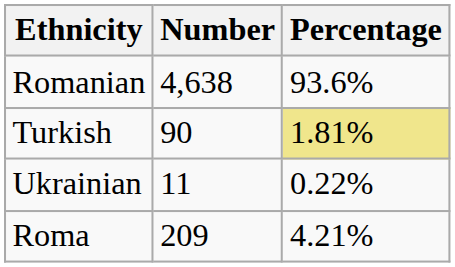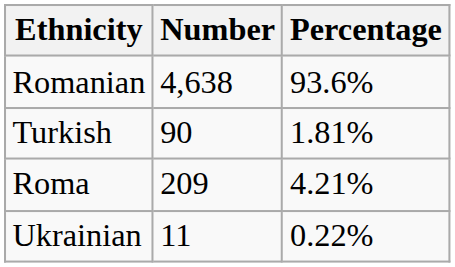(332, 132) khaki background -> (332, 132) no background
rows swapped: (77, 183) <-> (51, 235)
